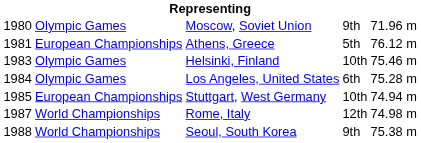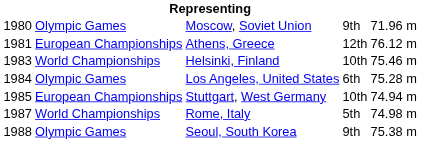(351, 43) 5th -> (355, 43) 12th
(81, 61) Olympic Games -> (98, 61) World Championships
(355, 114) 12th -> (351, 114) 5th
(98, 131) World Championships -> (81, 131) Olympic Games
